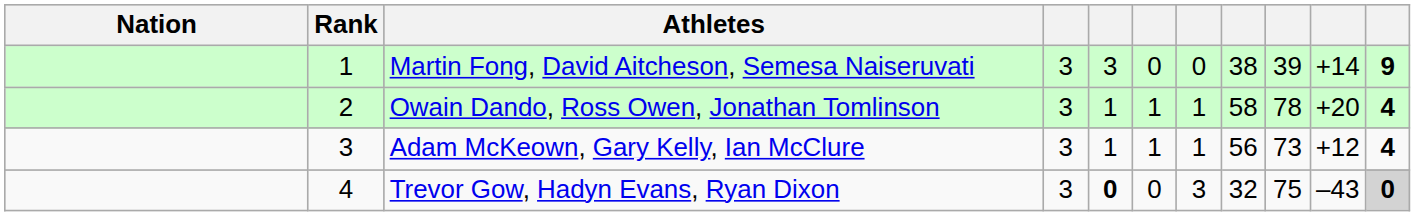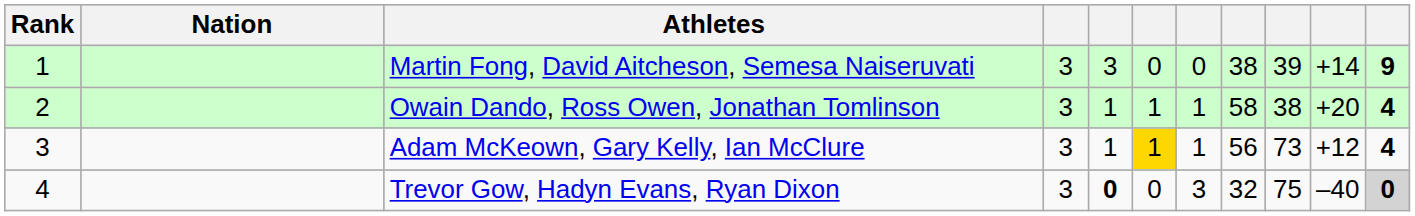columns swapped: (346, 25) <-> (157, 25)
(1288, 107) 78 -> (1288, 107) 38
(1155, 148) no background -> (1155, 148) gold background
(1338, 189) –43 -> (1338, 189) –40
